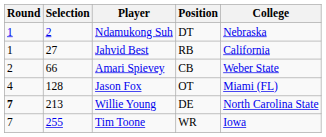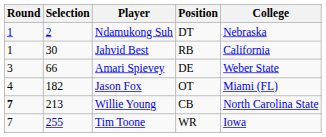(51, 50) 27 -> (51, 50) 30
(10, 68) 2 -> (10, 68) 3
(186, 68) CB -> (186, 68) DE
(54, 86) 128 -> (54, 86) 182
(186, 104) DE -> (186, 104) CB
